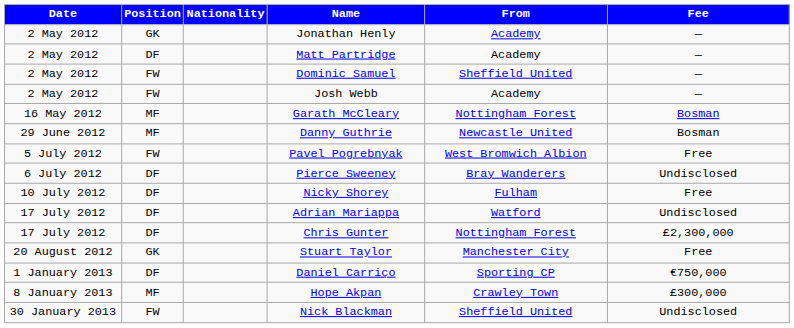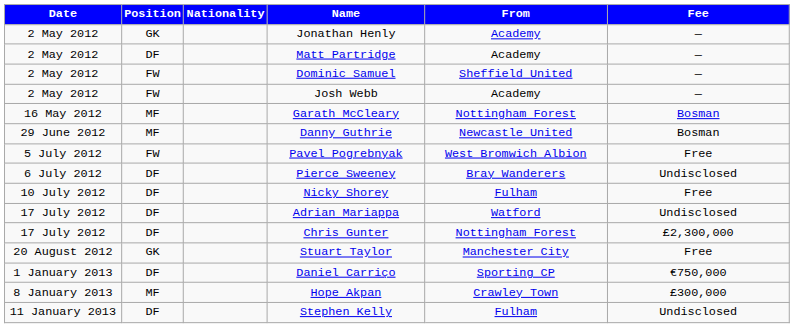+ row: (346, 312)
- row: (346, 312)
